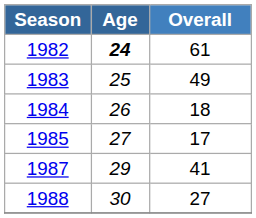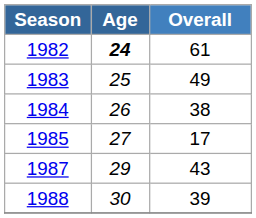(200, 109) 18 -> (200, 109) 38
(200, 169) 41 -> (200, 169) 43
(200, 199) 27 -> (200, 199) 39
